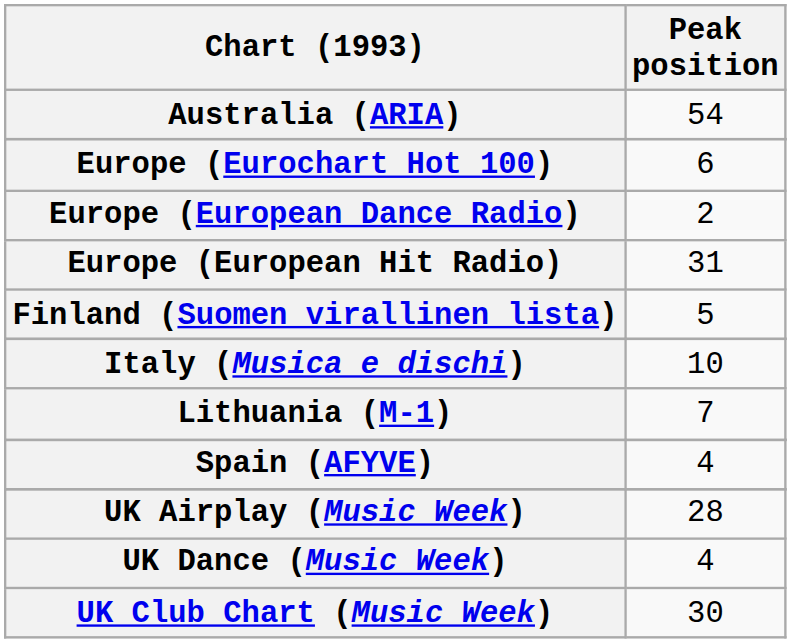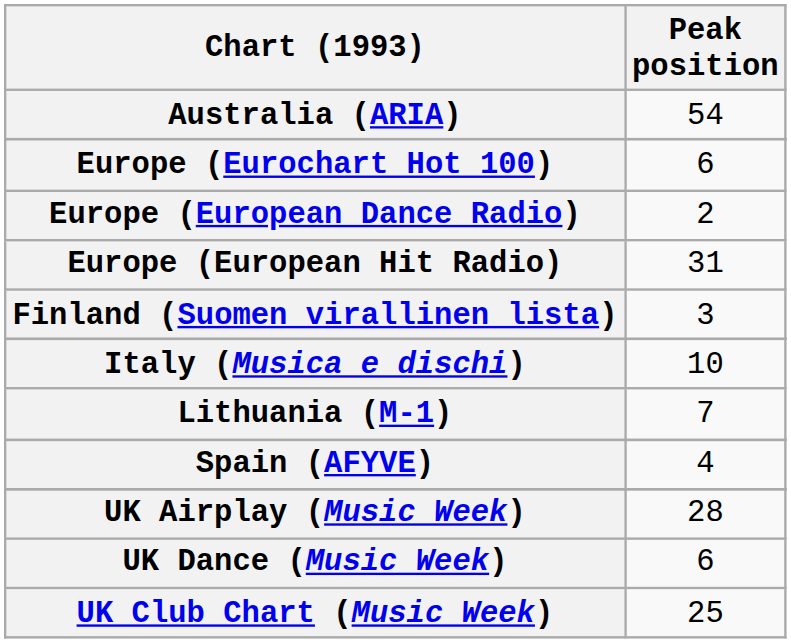(705, 314) 5 -> (705, 314) 3
(705, 563) 4 -> (705, 563) 6
(705, 613) 30 -> (705, 613) 25
